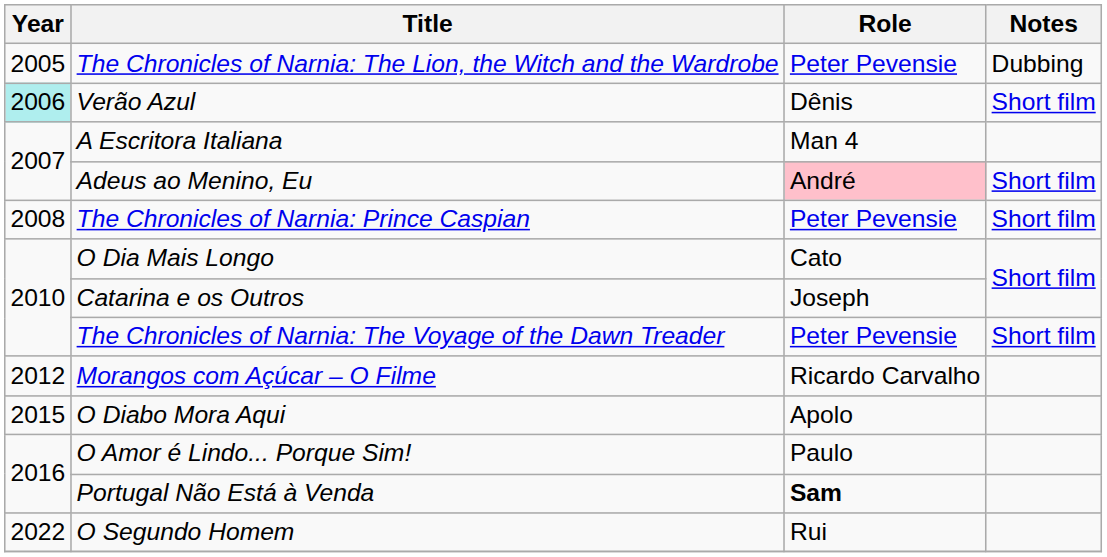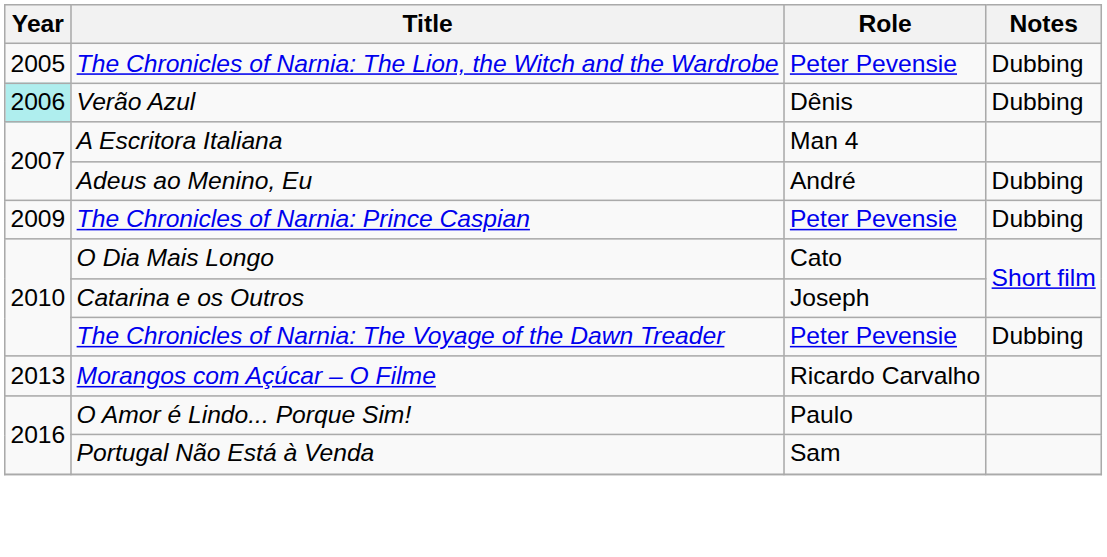(1044, 102) Short film -> (1038, 102) Dubbing
(823, 180) pink background -> (823, 180) no background
(1044, 180) Short film -> (1038, 180) Dubbing
(38, 219) 2008 -> (38, 219) 2009
(1044, 219) Short film -> (1038, 219) Dubbing
(1044, 336) Short film -> (1038, 336) Dubbing
(38, 375) 2012 -> (38, 375) 2013
- row: (181, 414)
(816, 492) bold -> (815, 453) normal
- row: (186, 532)
